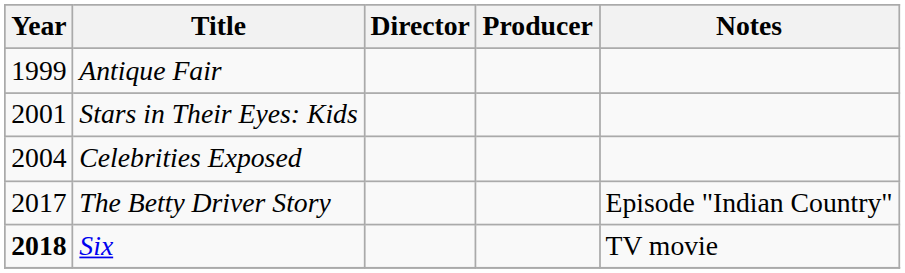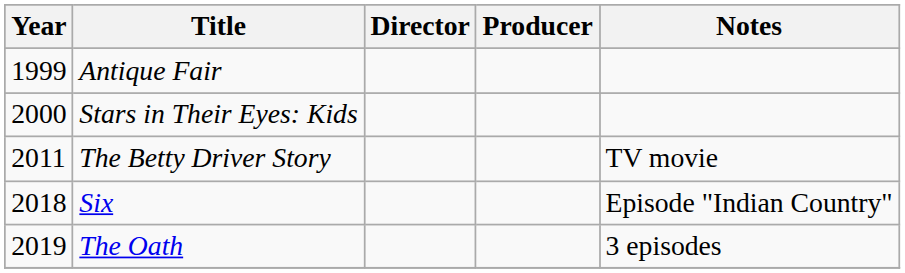(39, 114) 2001 -> (39, 114) 2000
- row: (190, 158)
(39, 202) 2017 -> (38, 158) 2011
(749, 202) Episode "Indian Country" -> (662, 158) TV movie
(39, 245) bold -> (39, 202) normal
(662, 245) TV movie -> (749, 202) Episode "Indian Country"
+ row: (131, 245)
